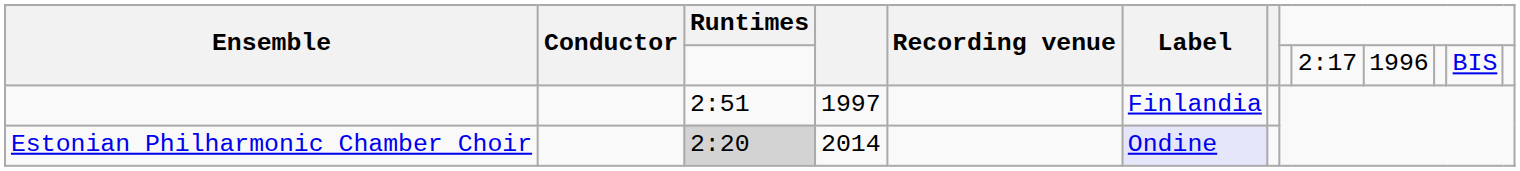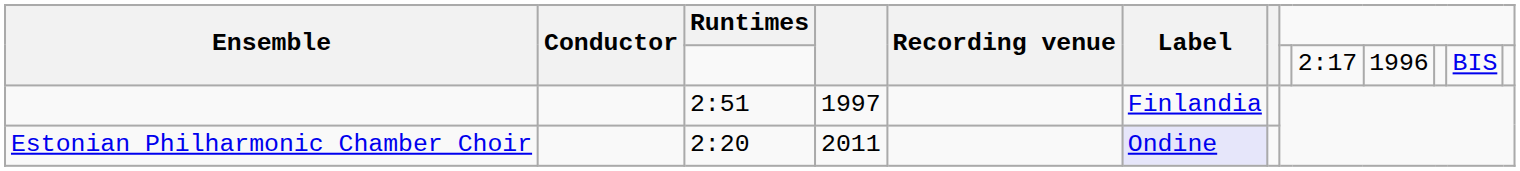(720, 146) lightgrey background -> (720, 146) no background
(851, 146) 2014 -> (851, 146) 2011
